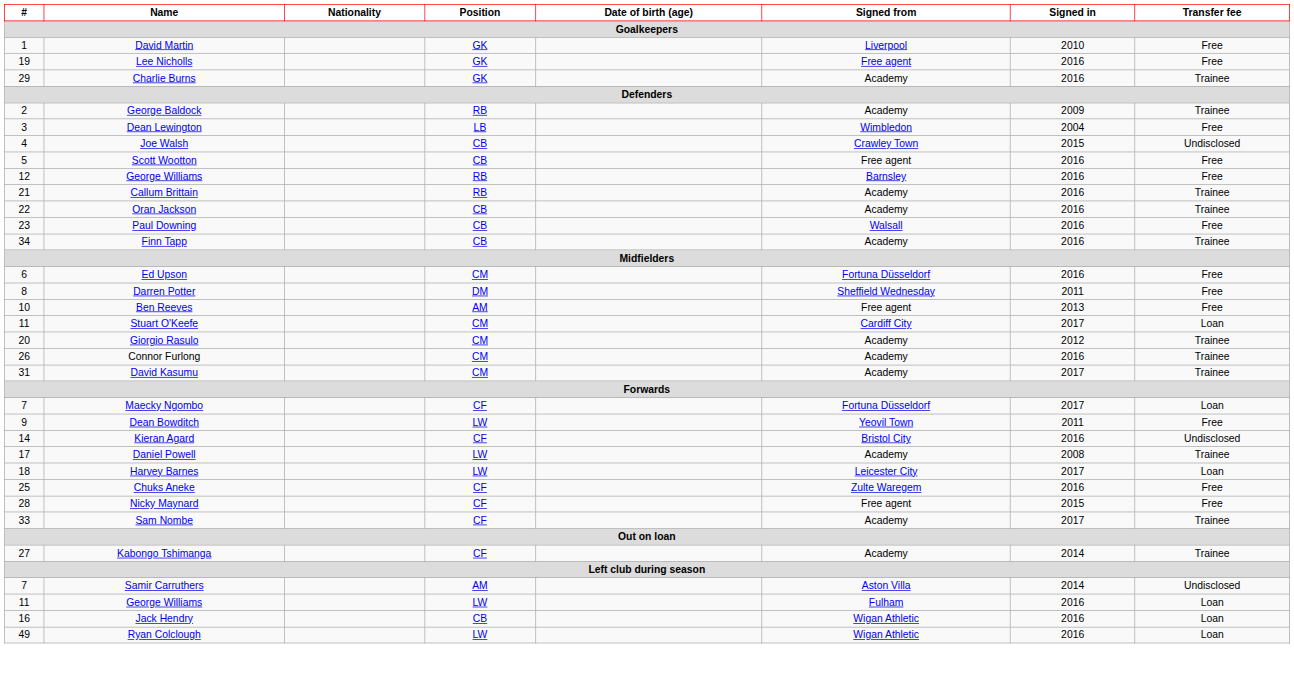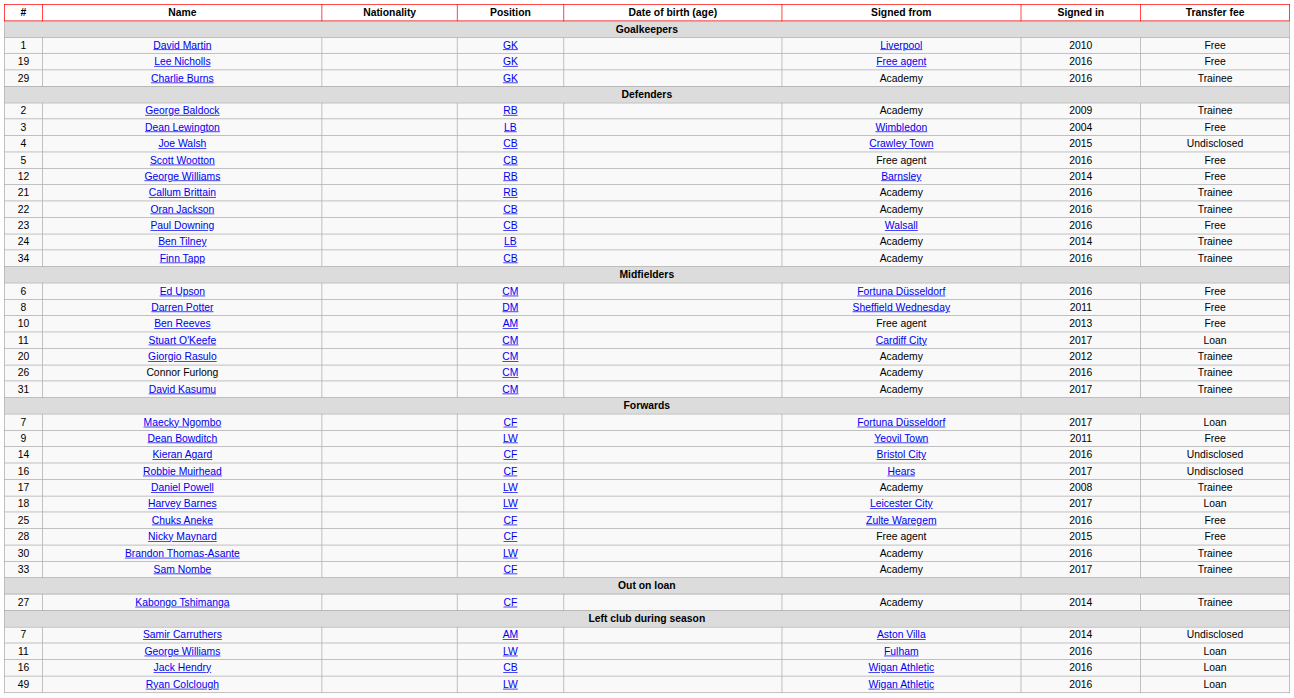(1073, 177) 2016 -> (1081, 177) 2014
+ row: (23, 242)
+ row: (23, 472)
+ row: (23, 553)
